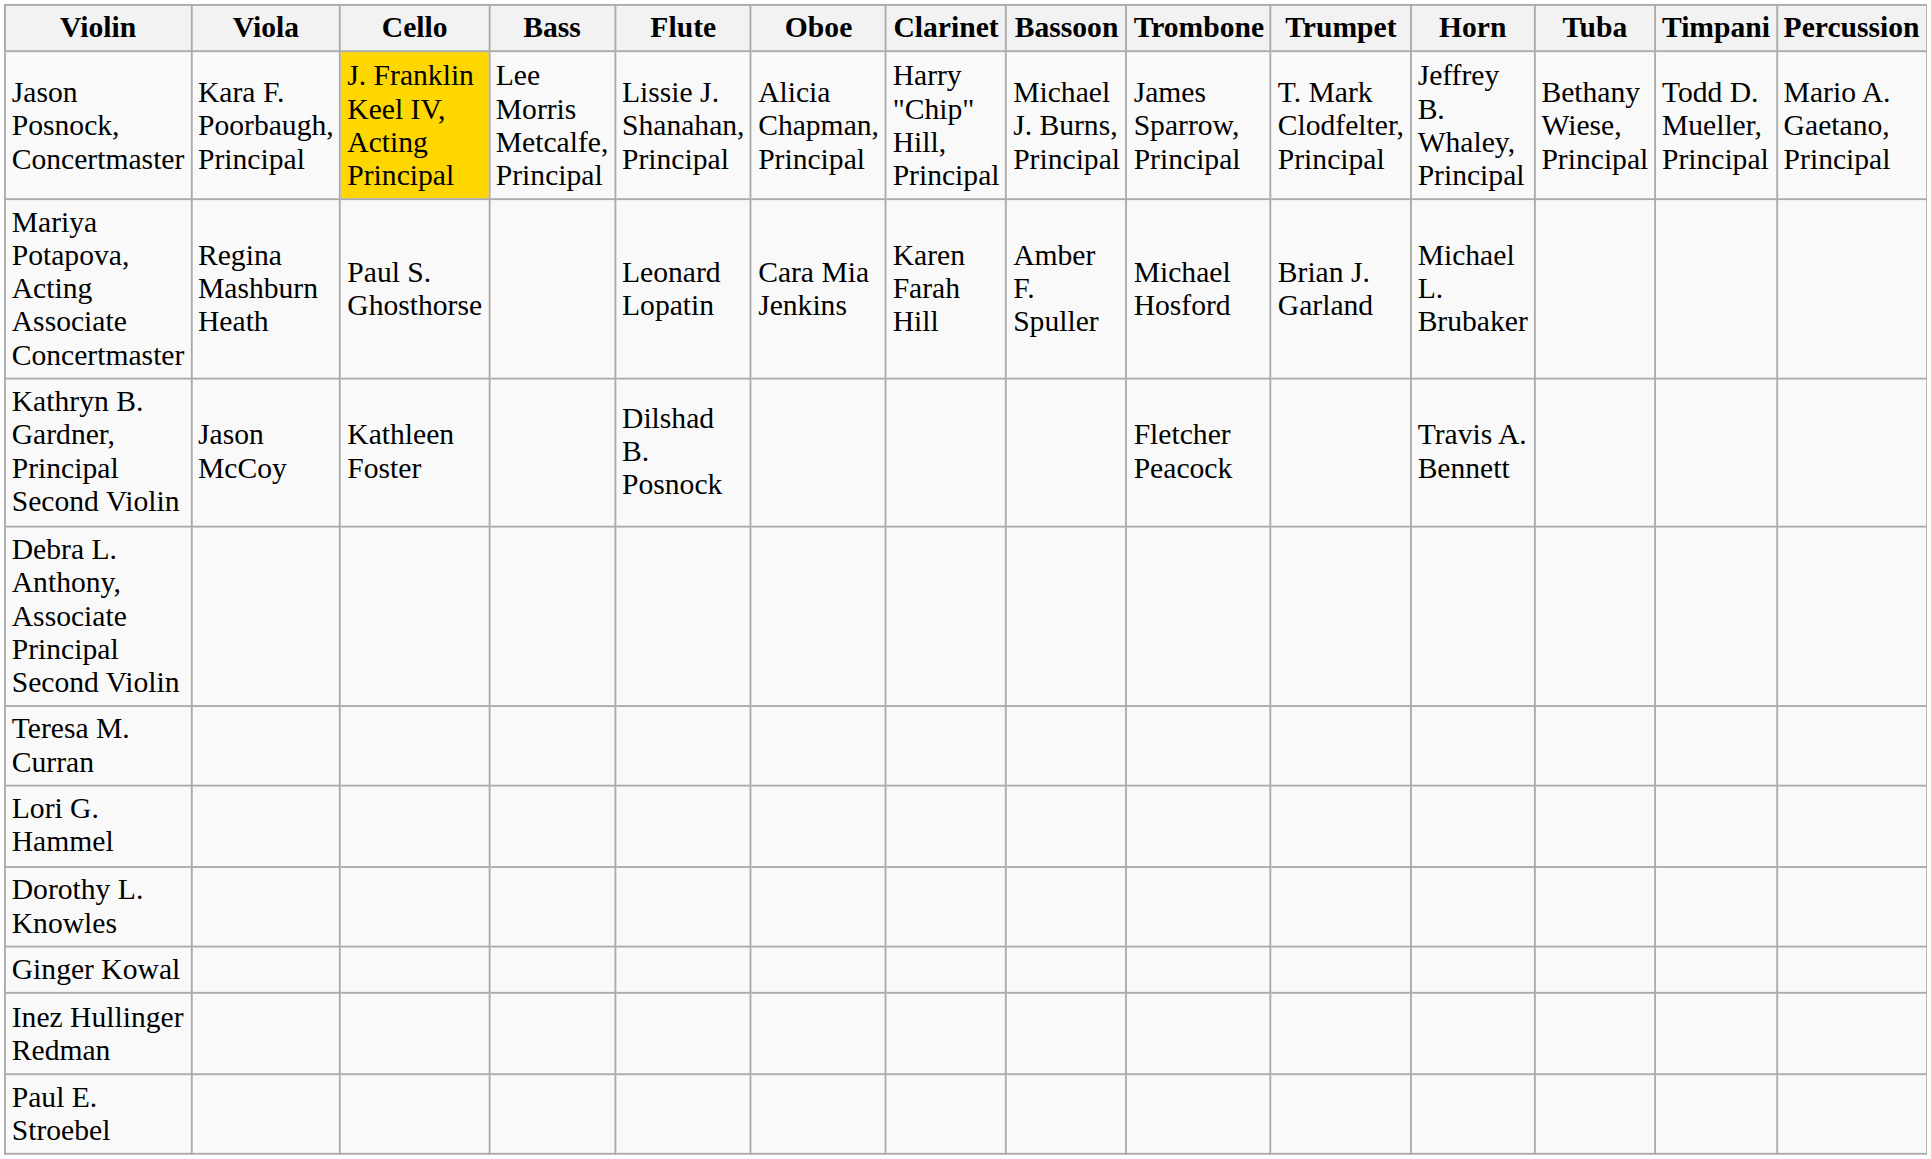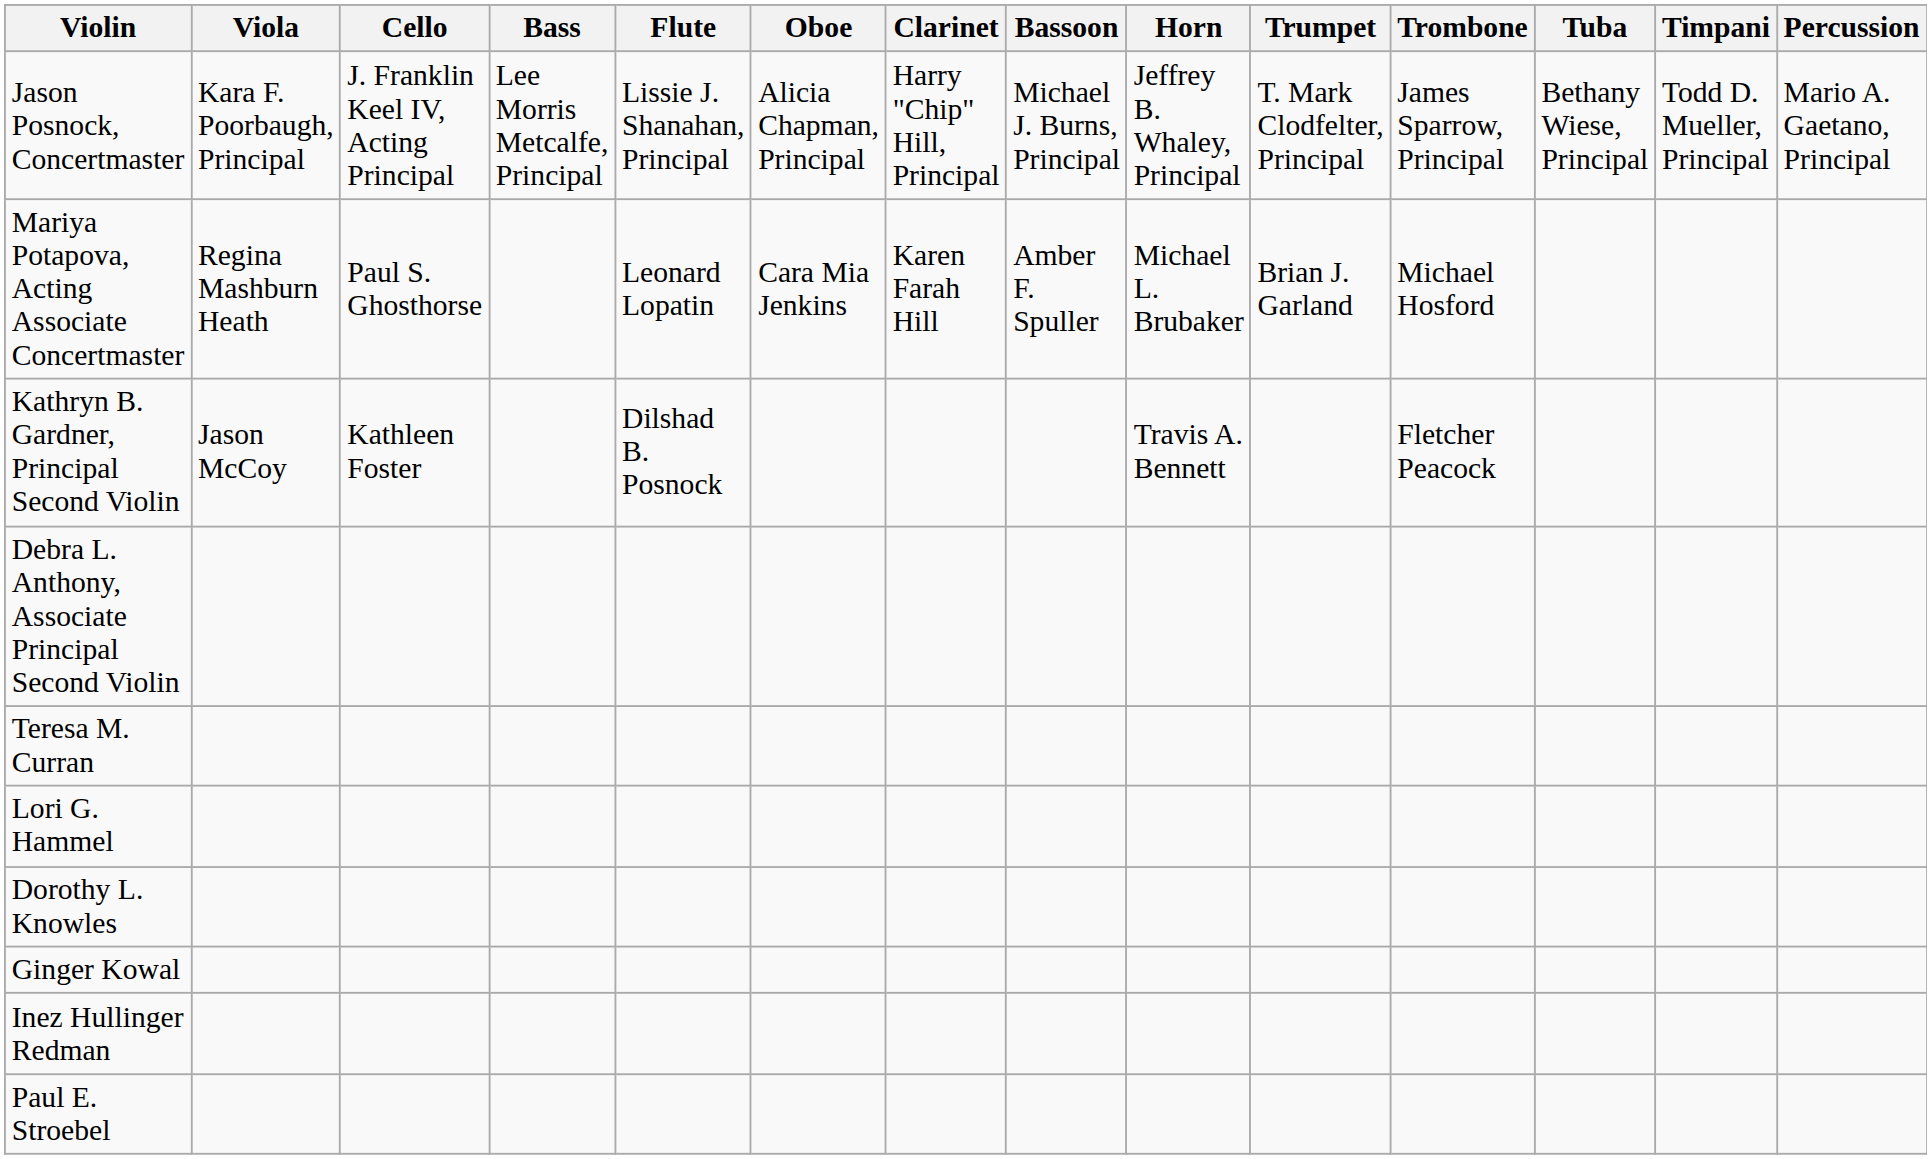columns swapped: (1473, 27) <-> (1199, 27)
(411, 124) gold background -> (411, 124) no background
